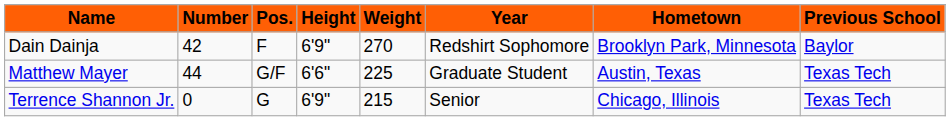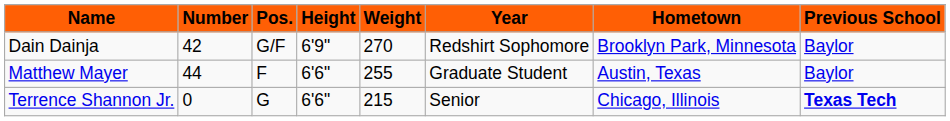(262, 45) F -> (271, 45) G/F
(271, 73) G/F -> (262, 73) F
(378, 73) 225 -> (378, 73) 255
(848, 73) Texas Tech -> (829, 73) Baylor
(316, 101) 6'9" -> (316, 101) 6'6"
(848, 101) normal -> (850, 101) bold
